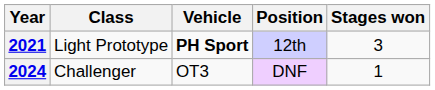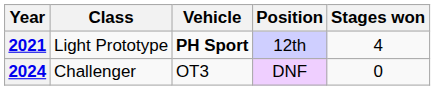(378, 44) 3 -> (378, 44) 4
(378, 71) 1 -> (378, 71) 0
